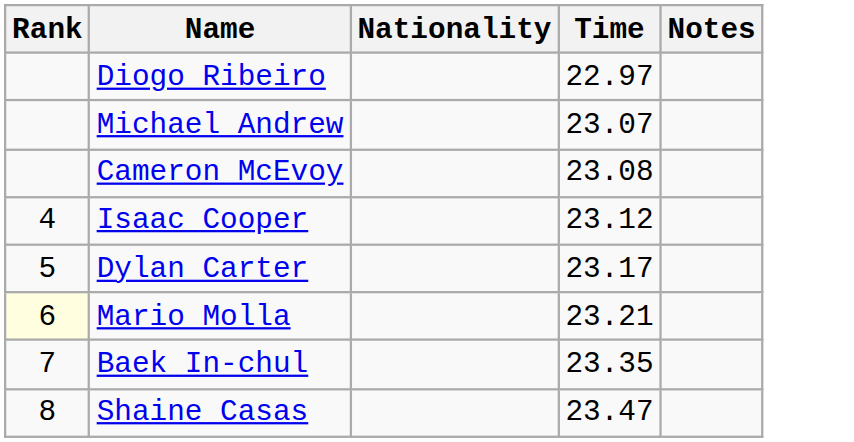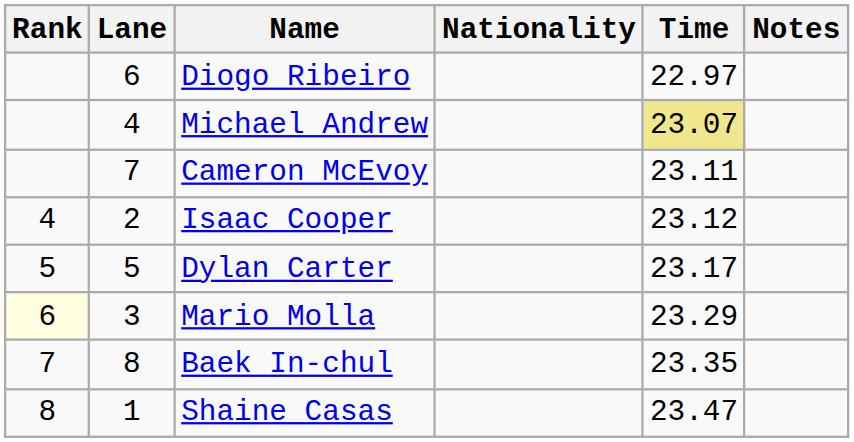+ column: (132, 29)
(610, 125) no background -> (694, 125) khaki background
(610, 173) 23.08 -> (694, 173) 23.11
(610, 316) 23.21 -> (694, 316) 23.29
